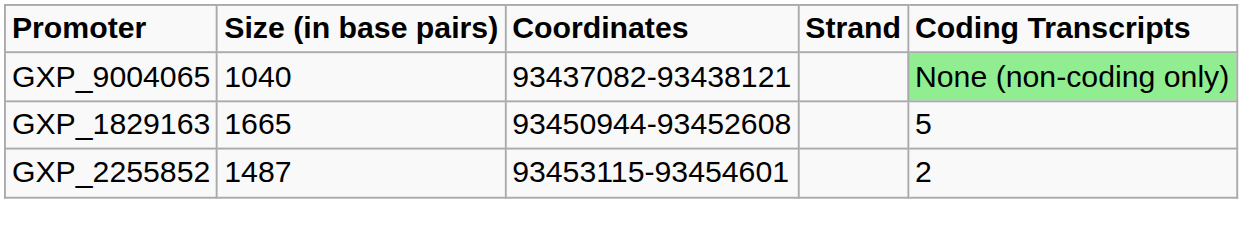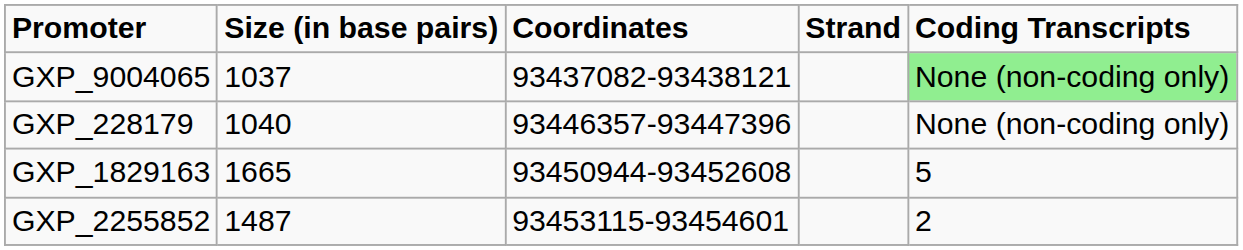(258, 76) 1040 -> (258, 76) 1037
+ row: (103, 124)
